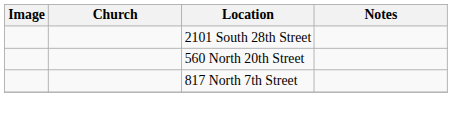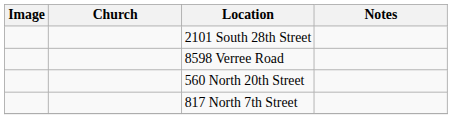+ row: (234, 59)
